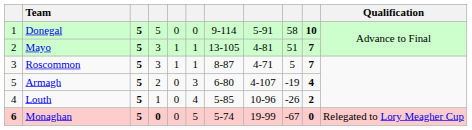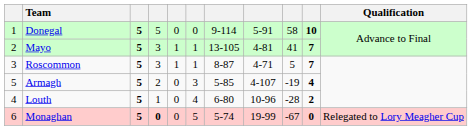(292, 47) 51 -> (292, 47) 41
(224, 82) 6-80 -> (224, 82) 5-85
(224, 99) 5-85 -> (224, 99) 6-80
(292, 99) -26 -> (292, 99) -28
(14, 116) bold -> (14, 116) normal
